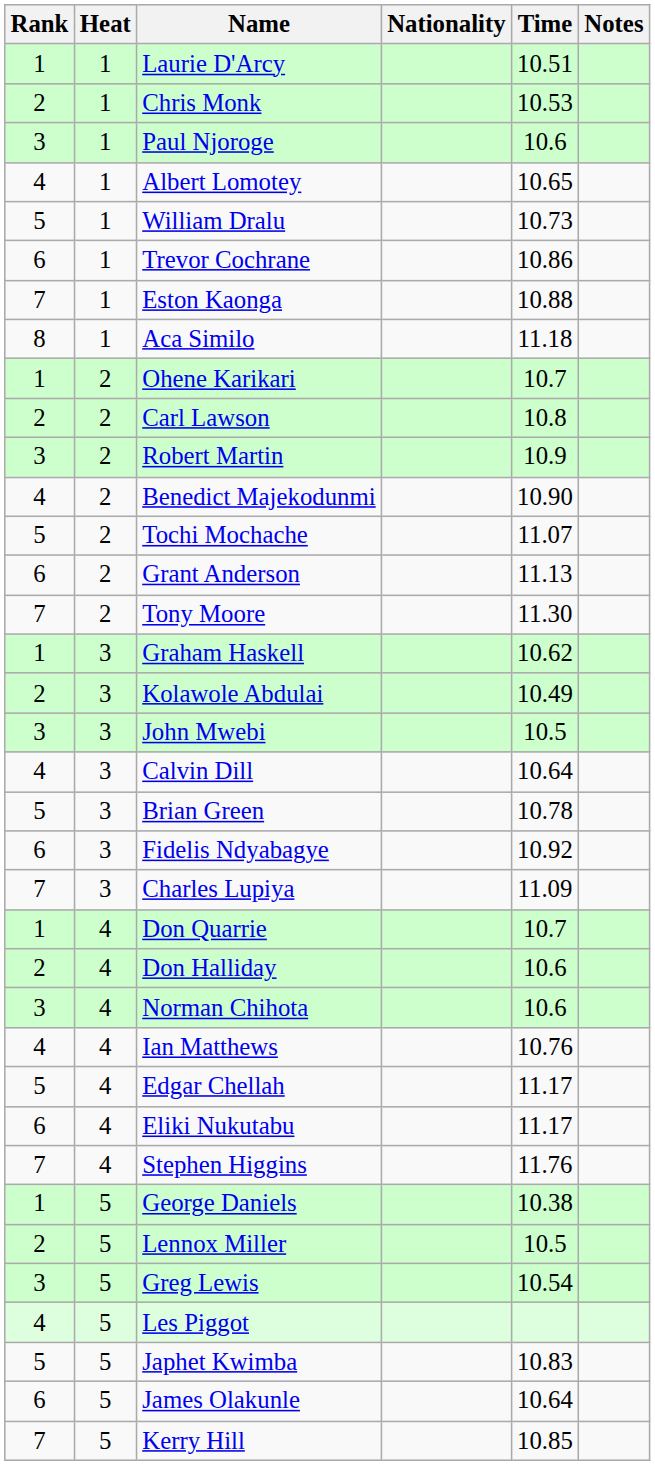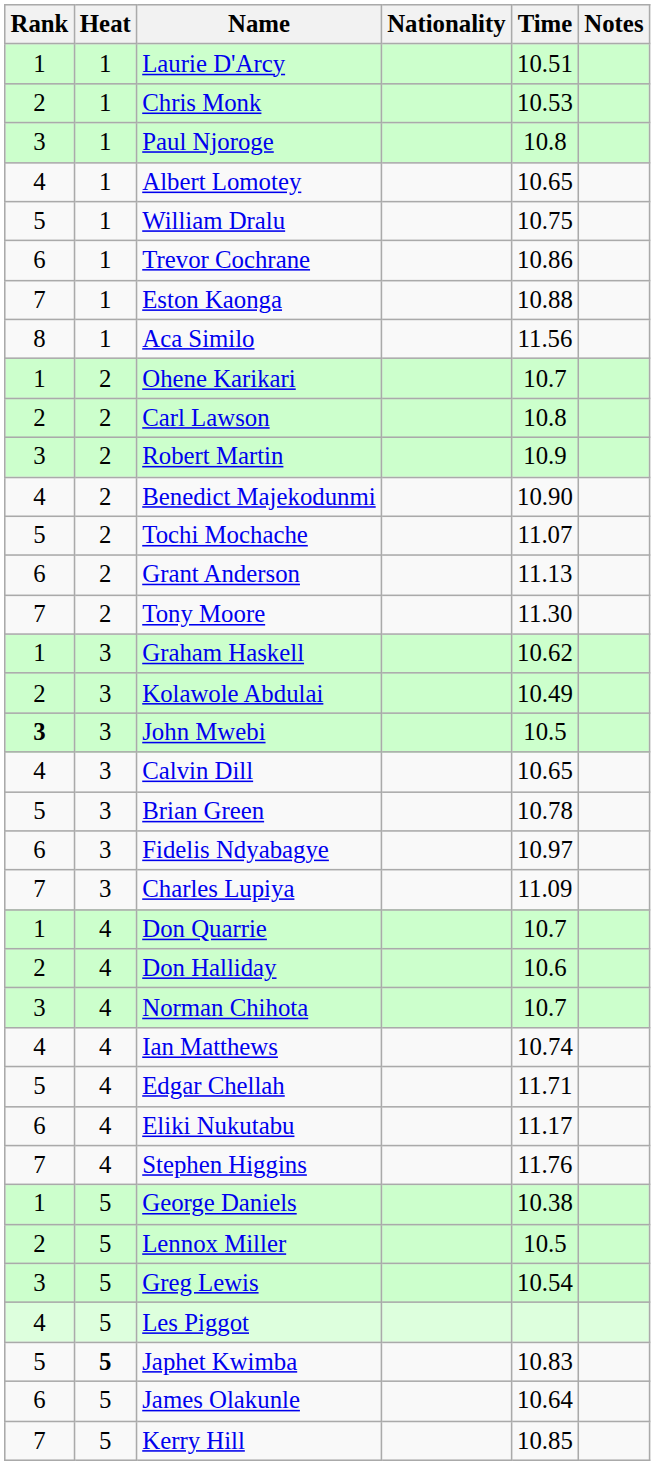(545, 142) 10.6 -> (545, 142) 10.8
(545, 220) 10.73 -> (545, 220) 10.75
(545, 338) 11.18 -> (545, 338) 11.56
(39, 732) normal -> (39, 732) bold
(545, 771) 10.64 -> (545, 771) 10.65
(545, 850) 10.92 -> (545, 850) 10.97
(545, 1007) 10.6 -> (545, 1007) 10.7
(545, 1046) 10.76 -> (545, 1046) 10.74
(545, 1086) 11.17 -> (545, 1086) 11.71
(105, 1361) normal -> (105, 1361) bold
